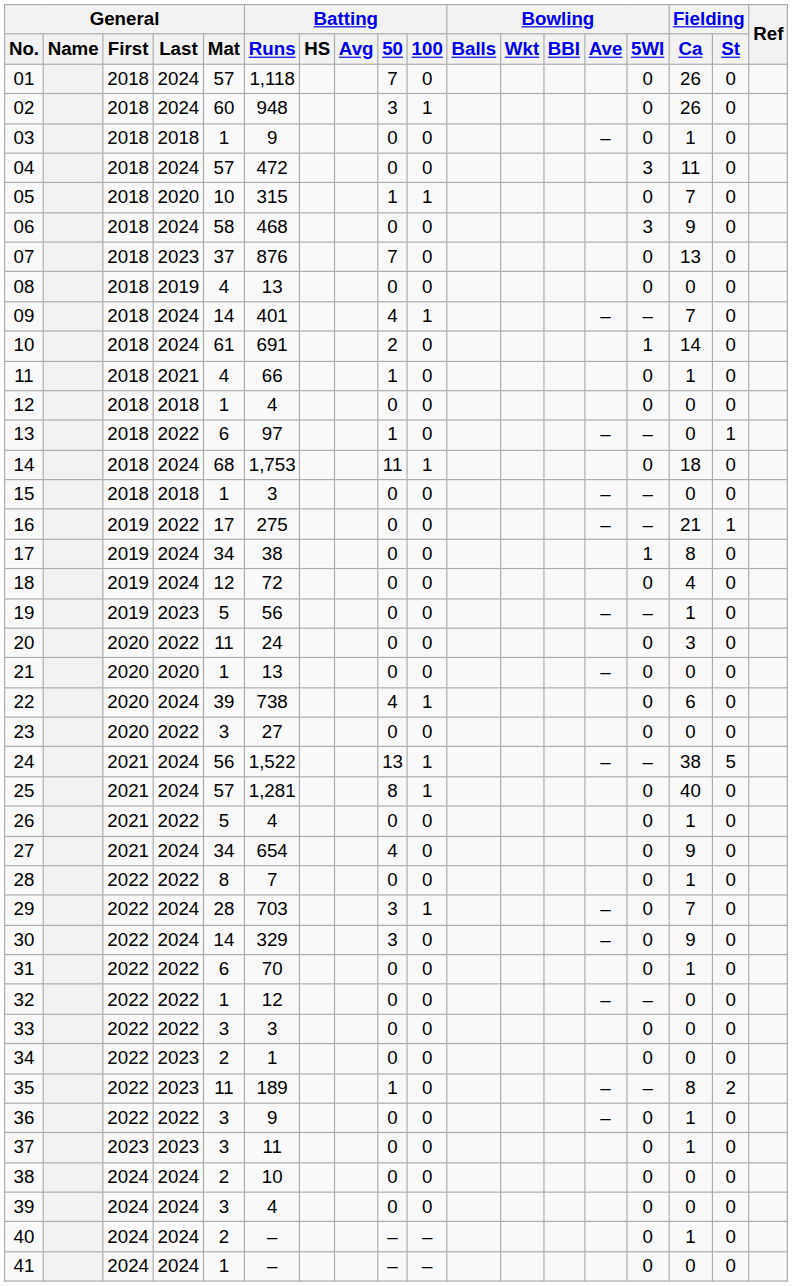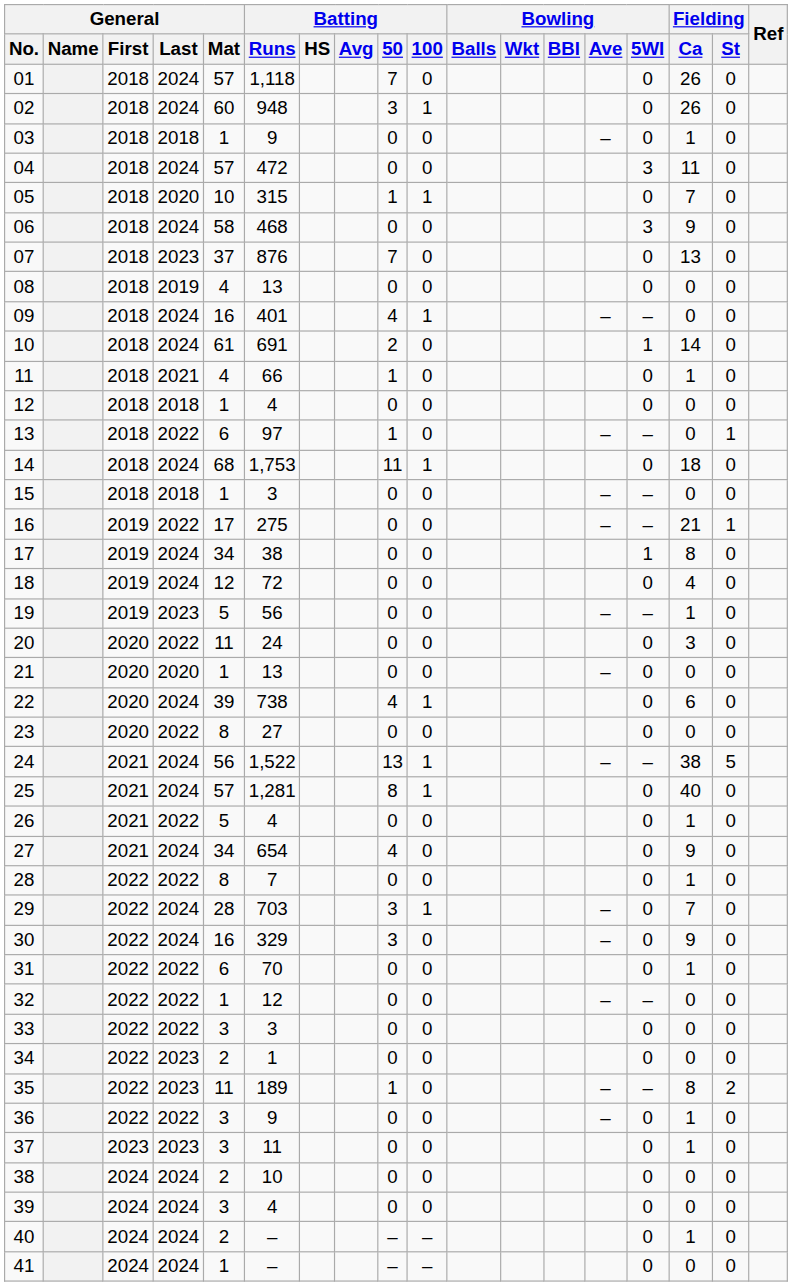(224, 316) 14 -> (224, 316) 16
(690, 316) 7 -> (690, 316) 0
(224, 731) 3 -> (224, 731) 8
(224, 939) 14 -> (224, 939) 16
